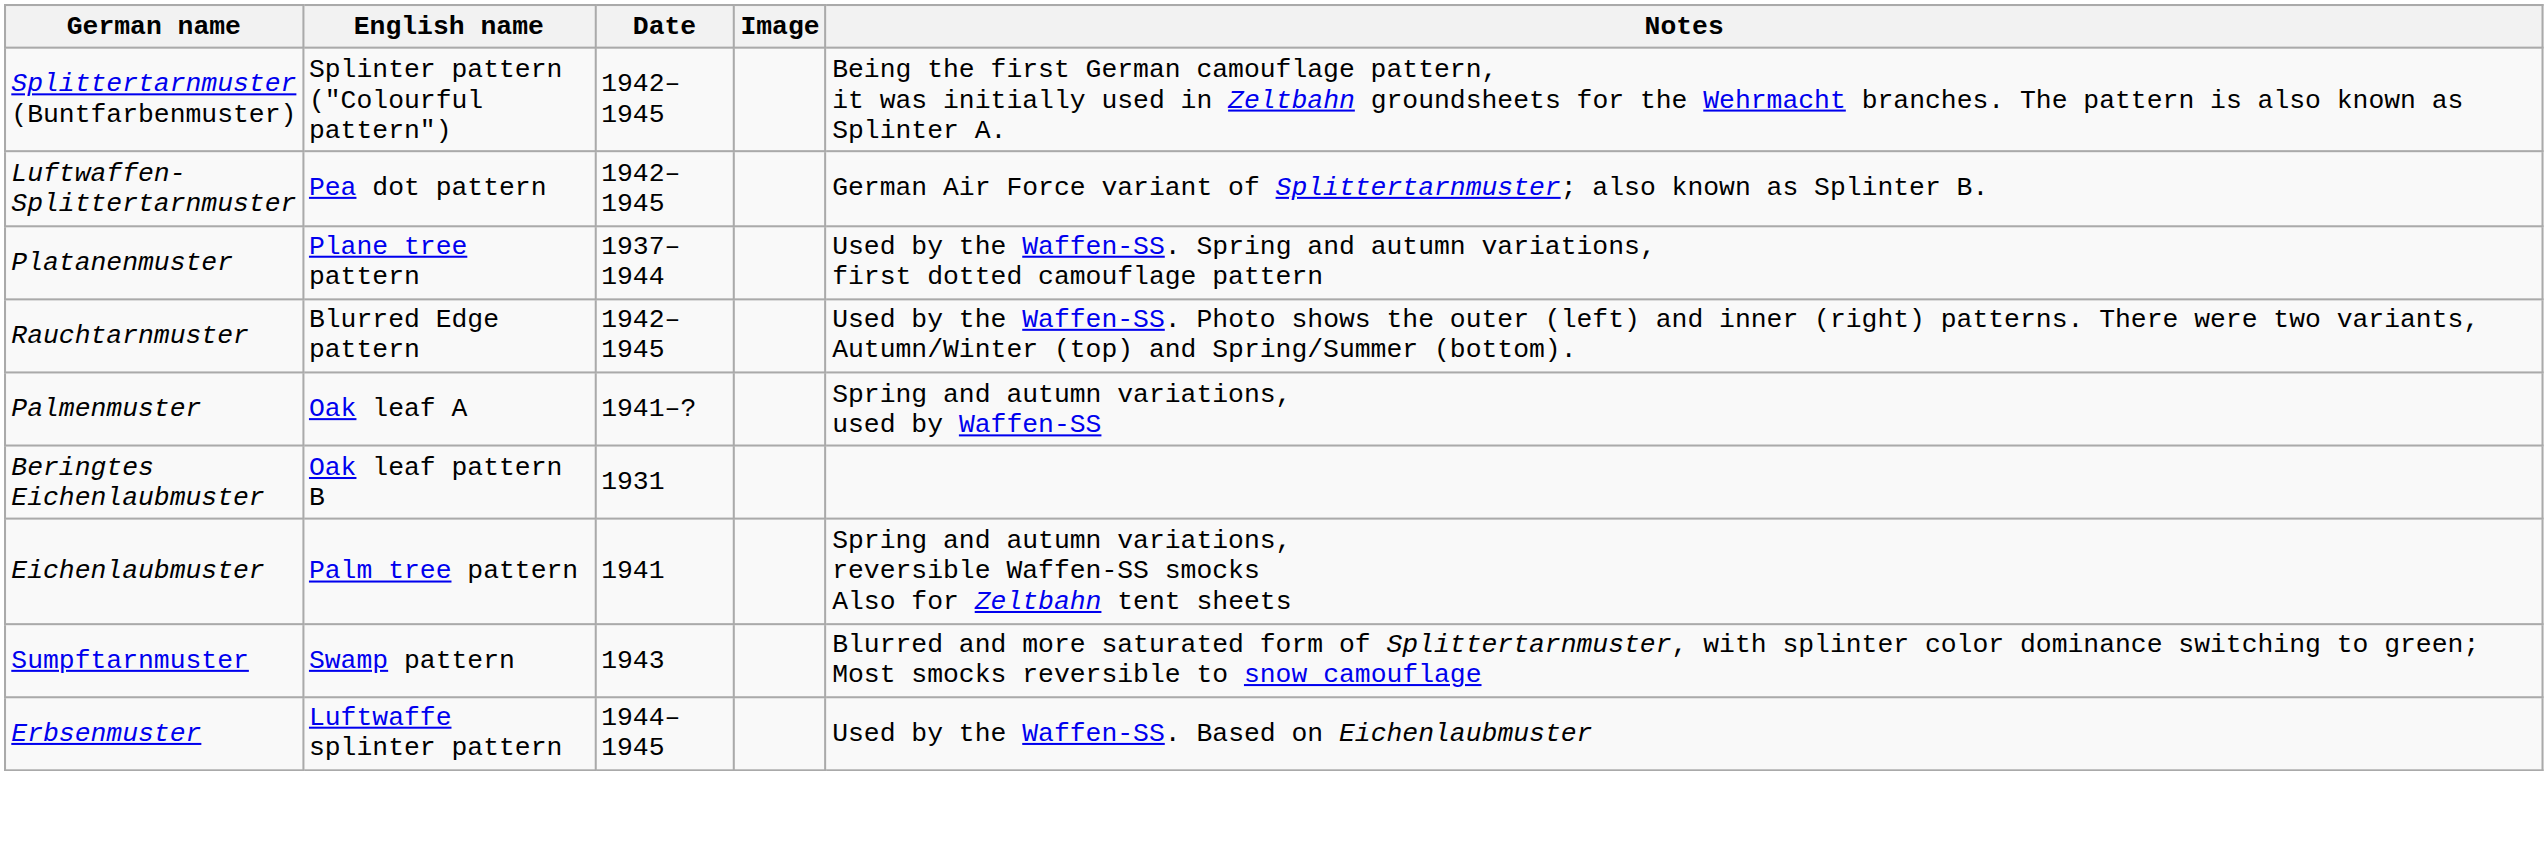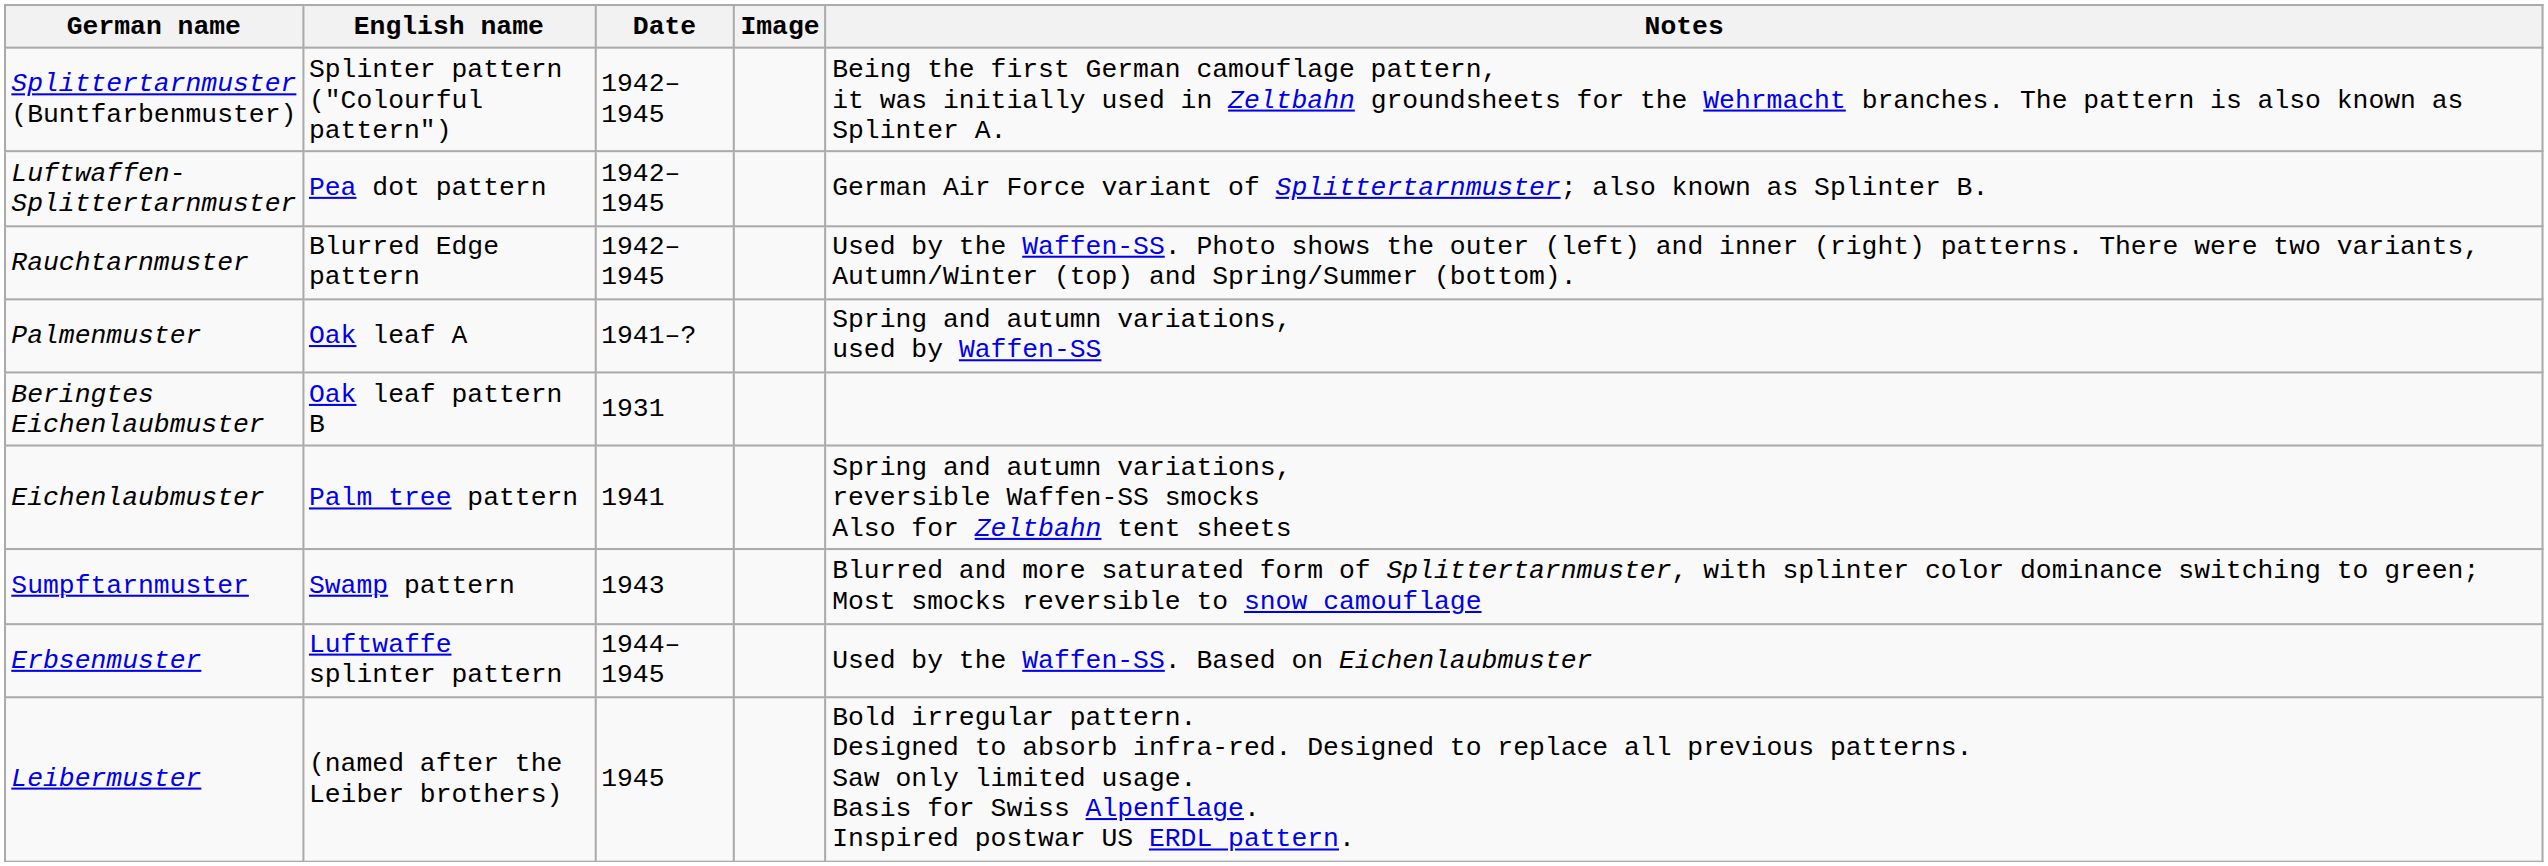- row: (122, 262)
+ row: (106, 779)
